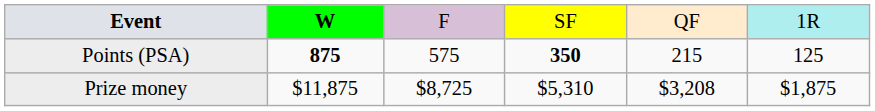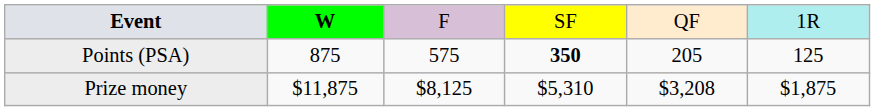(325, 55) bold -> (325, 55) normal
(687, 55) 215 -> (687, 55) 205
(444, 89) $8,725 -> (444, 89) $8,125
